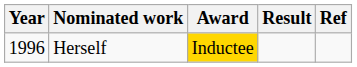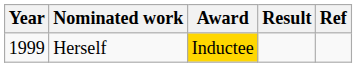(27, 47) 1996 -> (27, 47) 1999
